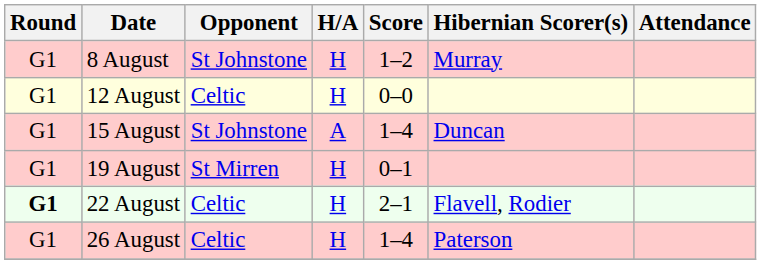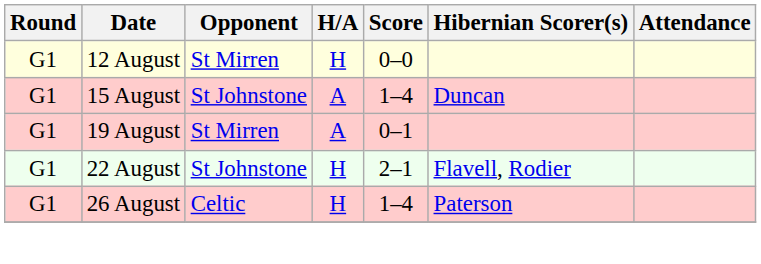- row: (128, 58)
(218, 95) Celtic -> (235, 58) St Mirren
(338, 167) H -> (338, 131) A
(43, 204) bold -> (43, 167) normal
(218, 204) Celtic -> (249, 167) St Johnstone
